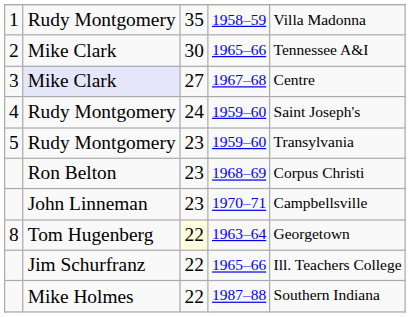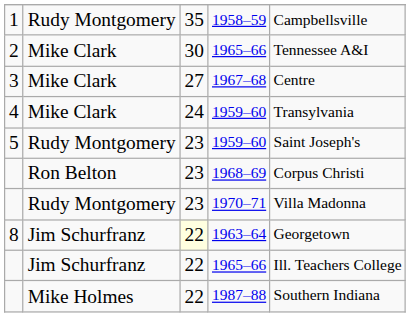(320, 19) Villa Madonna -> (320, 19) Campbellsville
(72, 81) lavender background -> (72, 81) no background
(102, 111) Rudy Montgomery -> (72, 111) Mike Clark
(317, 111) Saint Joseph's -> (314, 111) Transylvania
(314, 142) Transylvania -> (317, 142) Saint Joseph's
(88, 204) John Linneman -> (102, 204) Rudy Montgomery
(320, 204) Campbellsville -> (320, 204) Villa Madonna
(91, 234) Tom Hugenberg -> (87, 234) Jim Schurfranz
